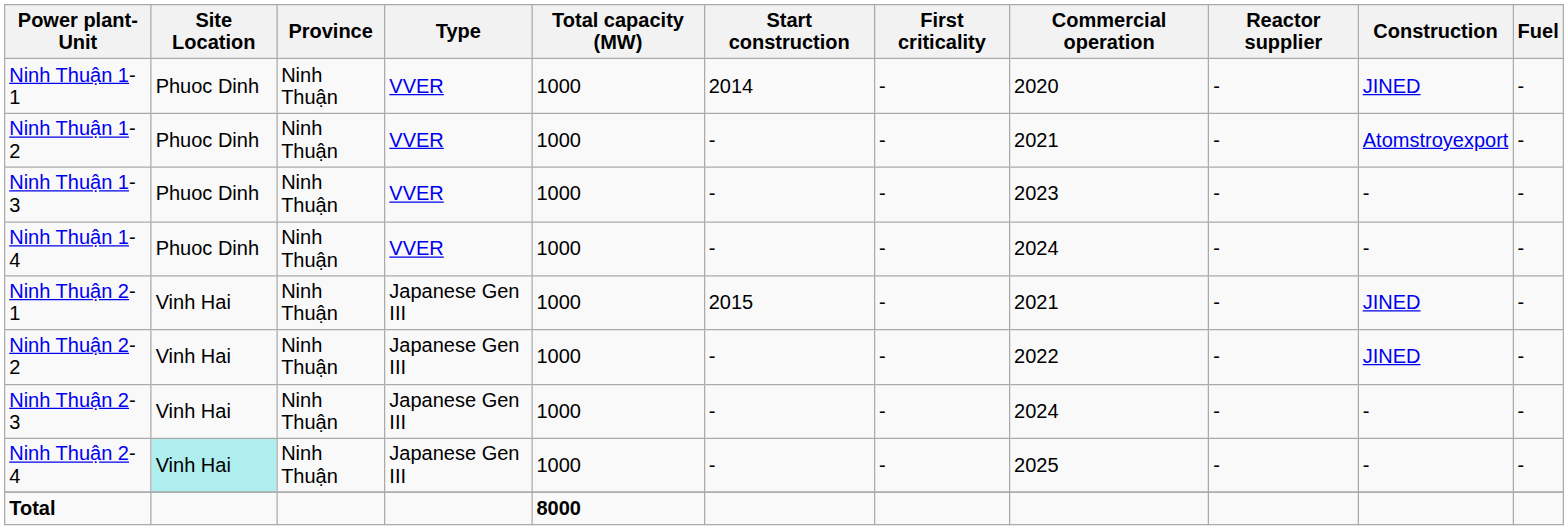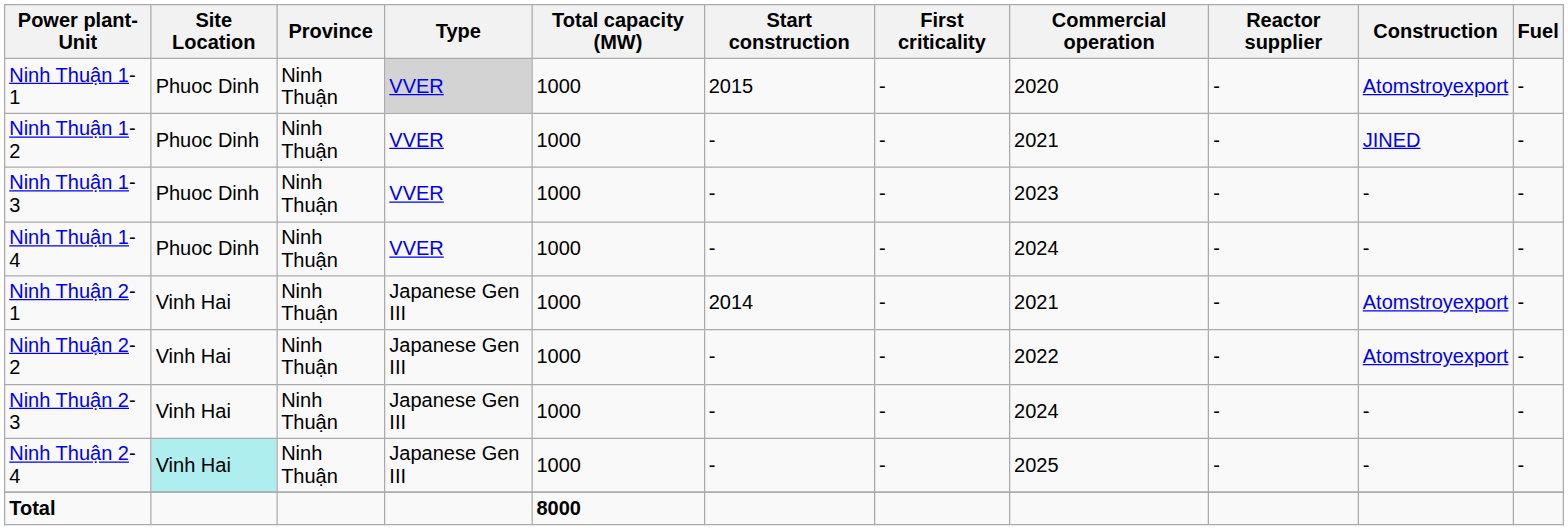(417, 85) no background -> (417, 85) lightgrey background
(731, 85) 2014 -> (731, 85) 2015
(1392, 85) JINED -> (1436, 85) Atomstroyexport
(1436, 140) Atomstroyexport -> (1392, 140) JINED
(731, 302) 2015 -> (731, 302) 2014
(1392, 302) JINED -> (1436, 302) Atomstroyexport
(1392, 356) JINED -> (1436, 356) Atomstroyexport
